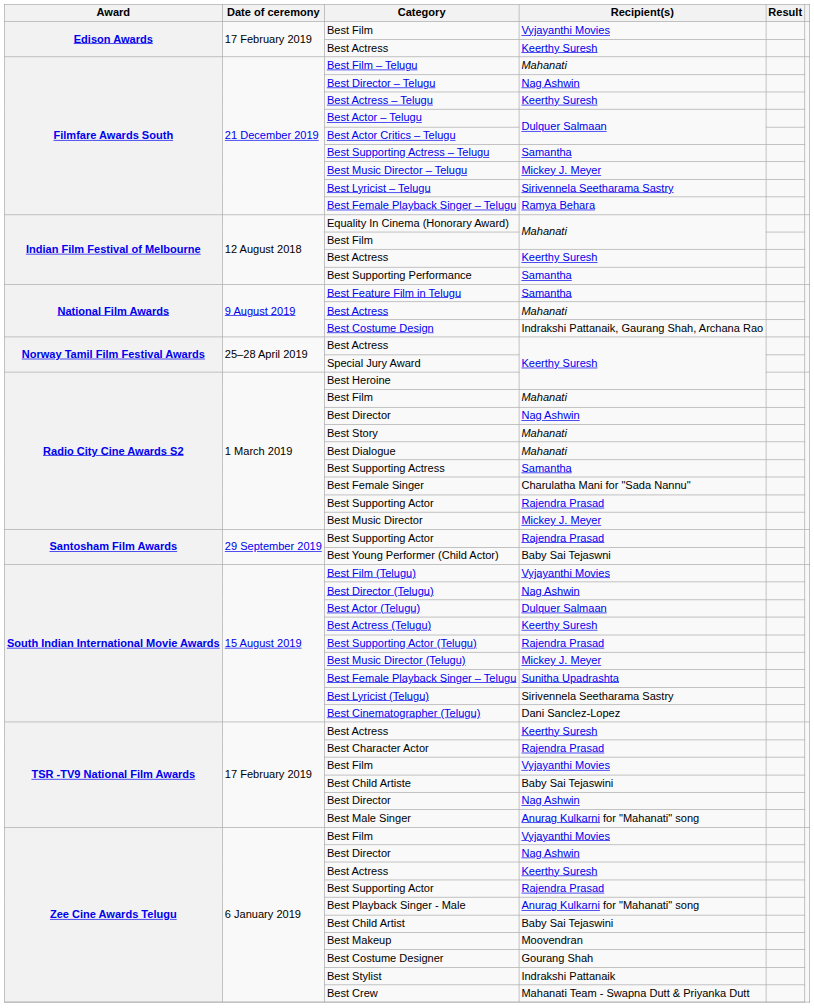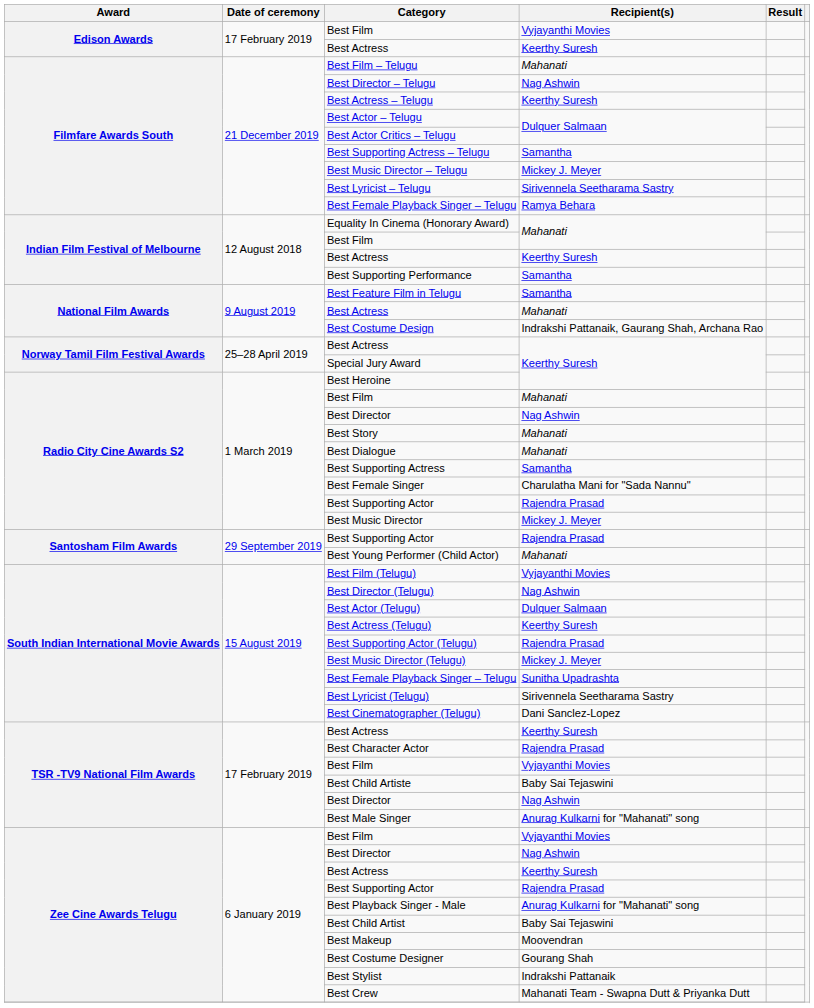(566, 556) Baby Sai Tejaswni -> (544, 556) Mahanati
